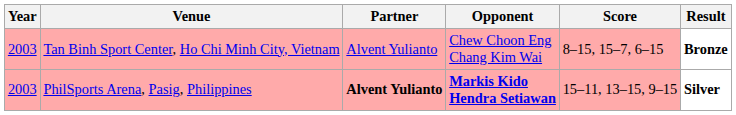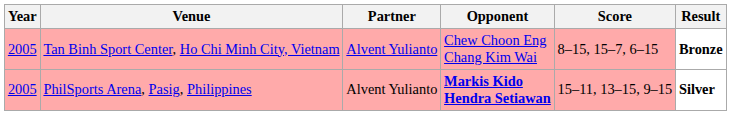(22, 49) 2003 -> (22, 49) 2005
(22, 89) 2003 -> (22, 89) 2005
(394, 89) bold -> (392, 89) normal
